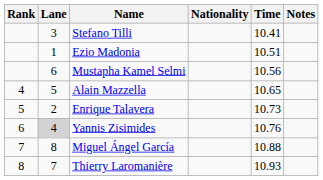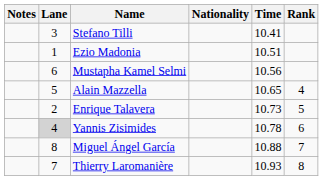columns swapped: (21, 14) <-> (301, 14)
(267, 128) 10.76 -> (268, 128) 10.78
